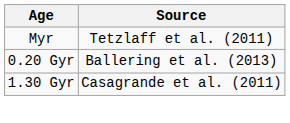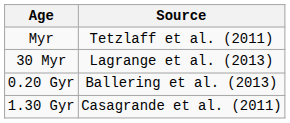+ row: (41, 61)
